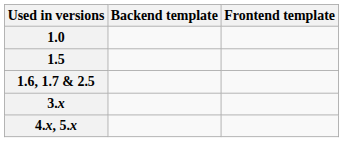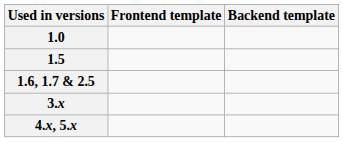columns swapped: (280, 15) <-> (164, 15)
